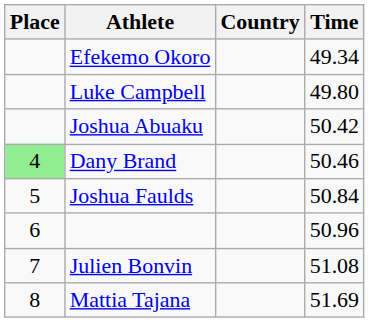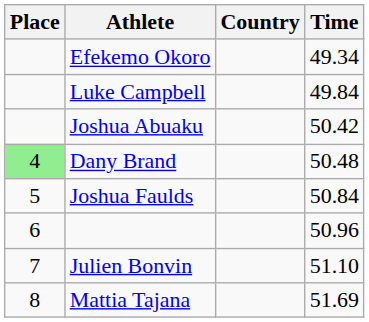(334, 91) 49.80 -> (334, 91) 49.84
(334, 160) 50.46 -> (334, 160) 50.48
(334, 265) 51.08 -> (334, 265) 51.10
